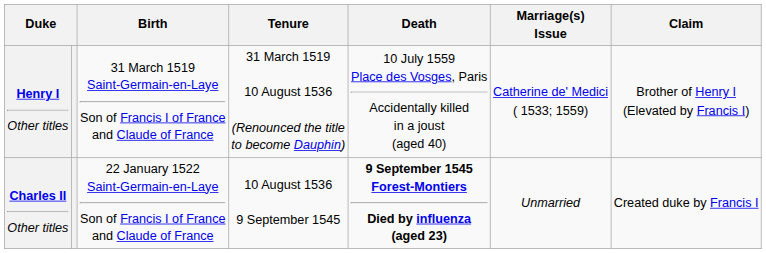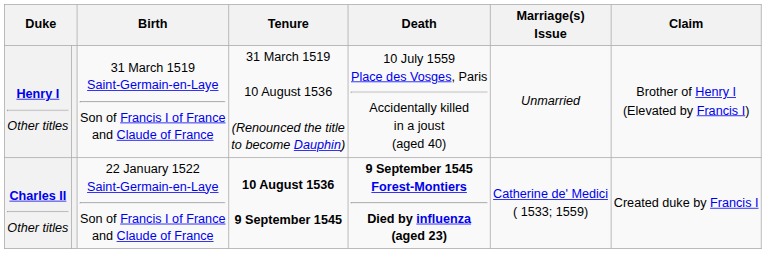(551, 101) Catherine de' Medici ( 1533; 1559) -> (551, 101) Unmarried
(288, 203) normal -> (288, 203) bold
(551, 203) Unmarried -> (551, 203) Catherine de' Medici ( 1533; 1559)
